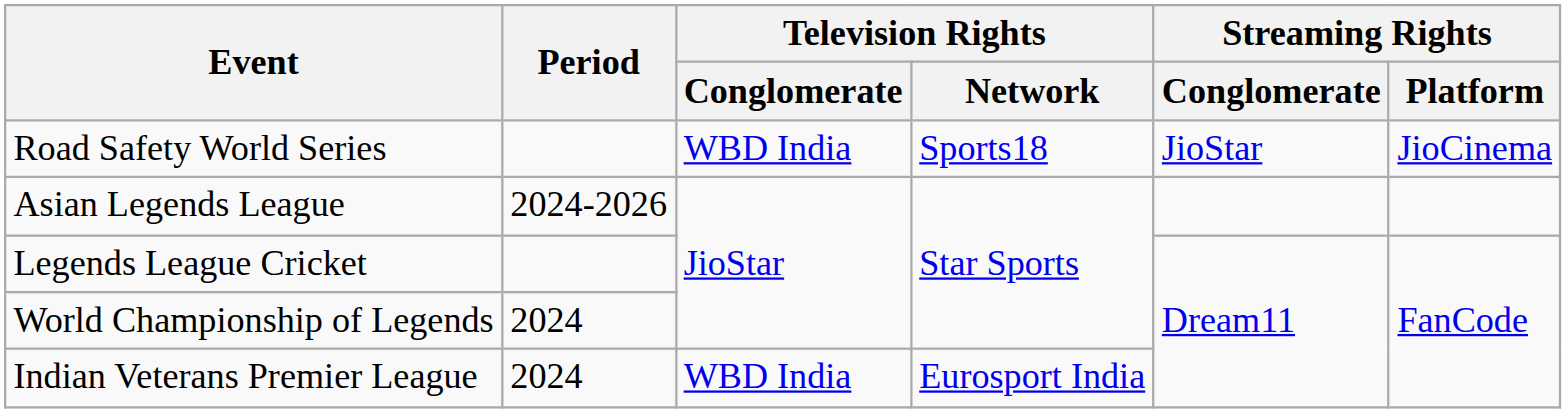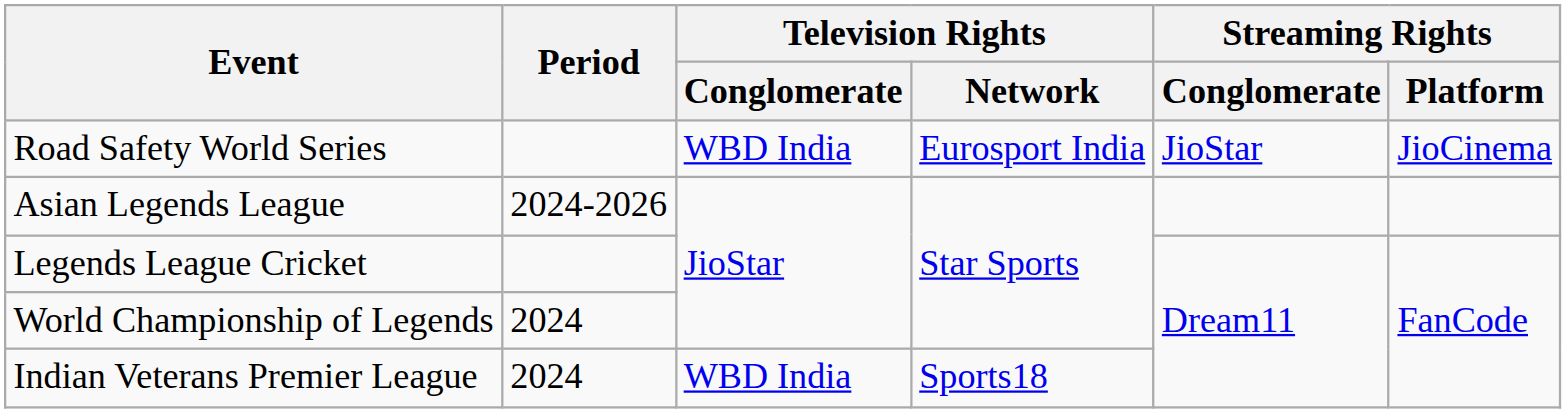(984, 147) Sports18 -> (1032, 147) Eurosport India
(1032, 377) Eurosport India -> (984, 377) Sports18
